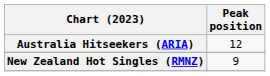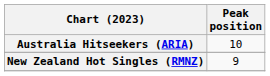(236, 44) 12 -> (236, 44) 10
